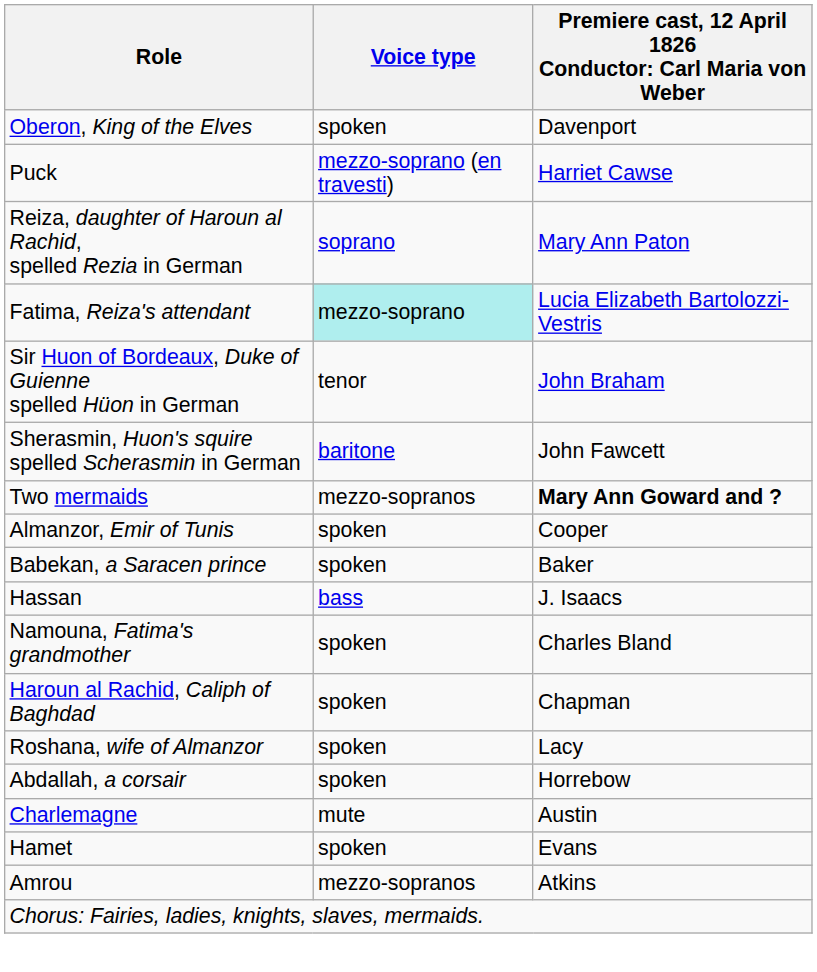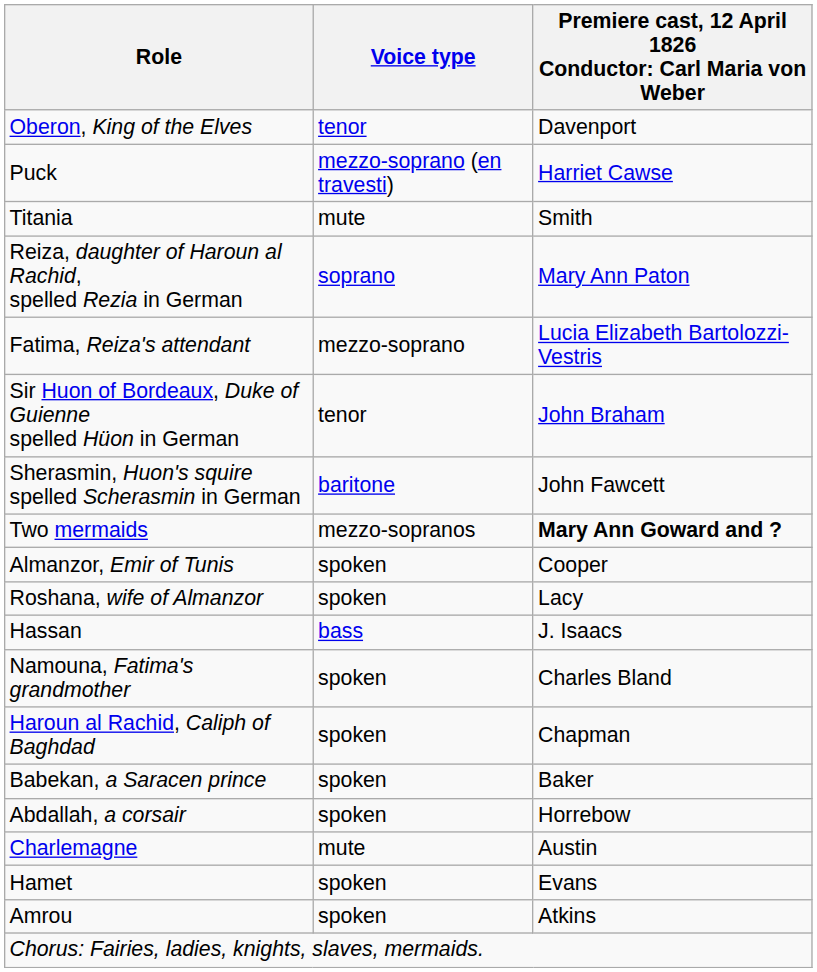(352, 126) spoken -> (342, 126) tenor
+ row: (41, 218)
(391, 311) paleturquoise background -> (391, 345) no background
rows swapped: (136, 747) <-> (138, 564)
(397, 882) mezzo-sopranos -> (352, 916) spoken
